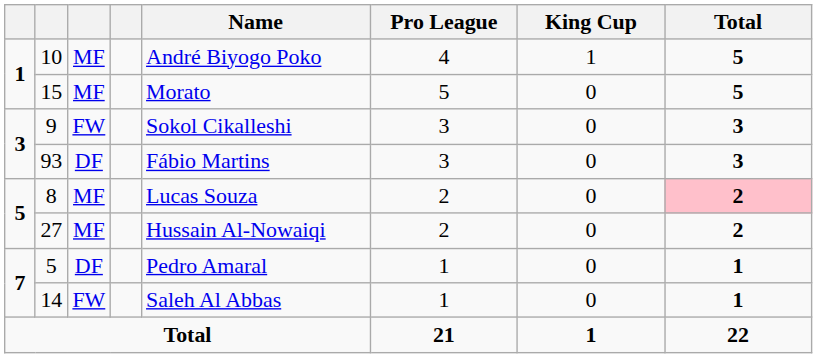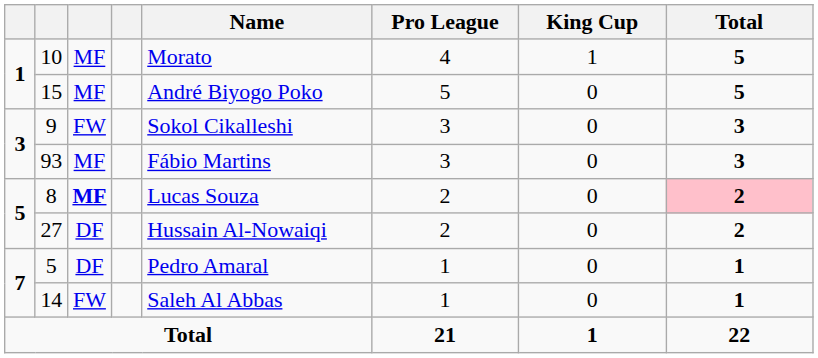(234, 56) André Biyogo Poko -> (180, 56) Morato
(178, 91) Morato -> (235, 91) André Biyogo Poko
(89, 160) DF -> (89, 160) MF
(89, 195) normal -> (89, 195) bold
(89, 230) MF -> (89, 230) DF
